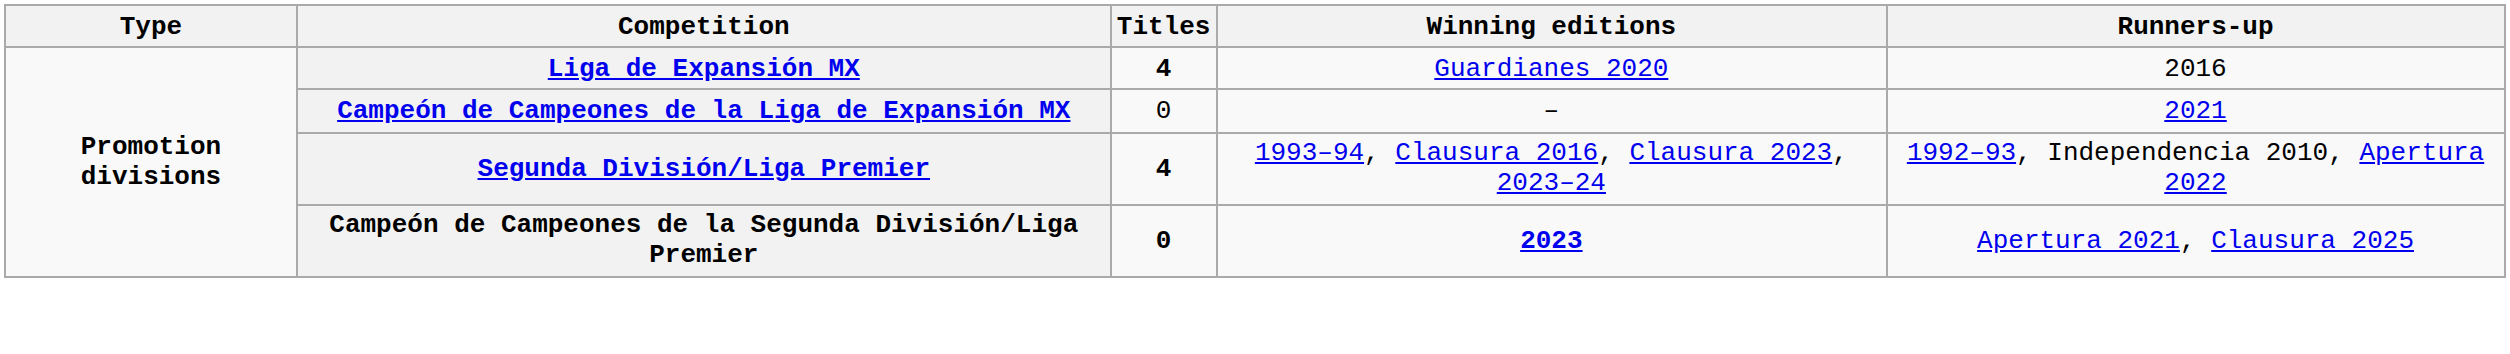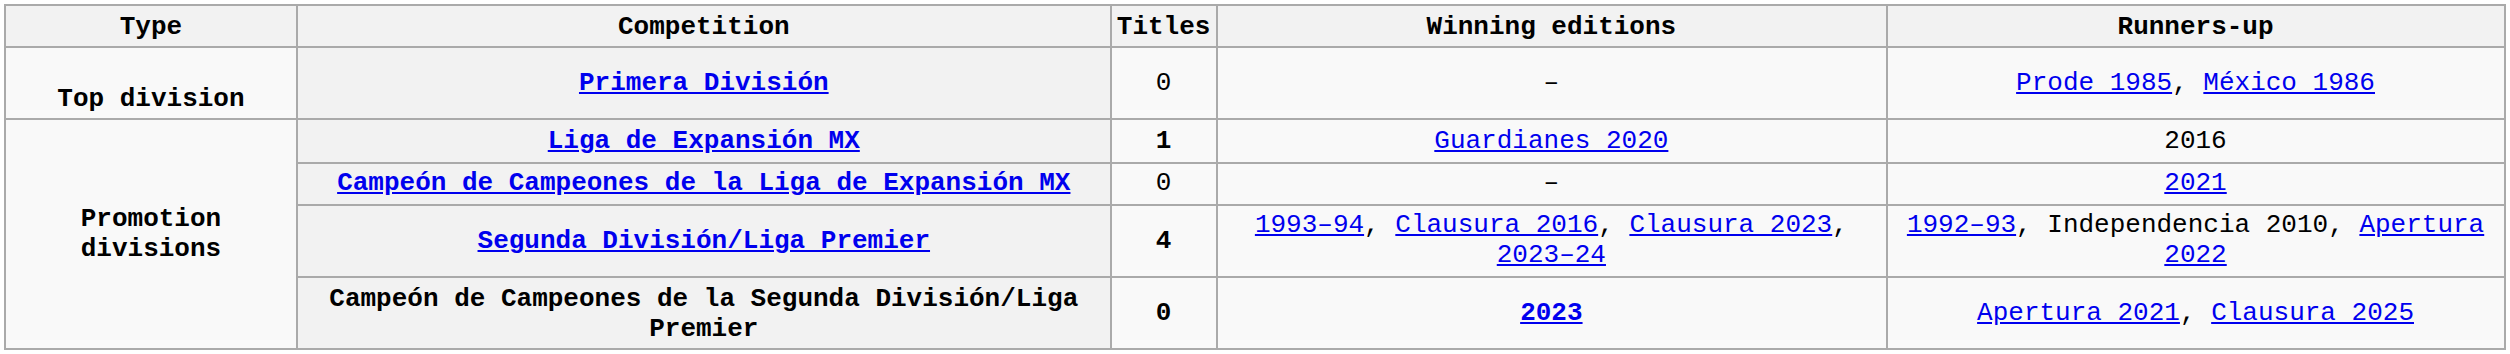+ row: (704, 84)
(1164, 69) 4 -> (1164, 141) 1
